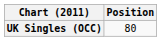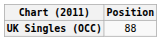(130, 29) 80 -> (130, 29) 88
